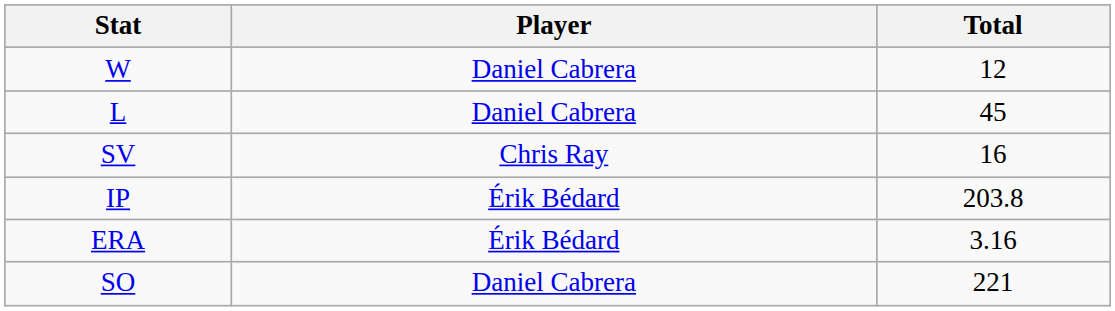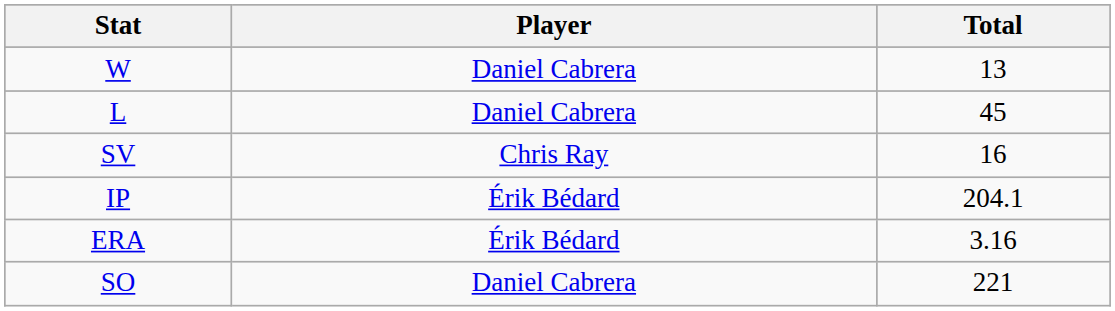(993, 68) 12 -> (993, 68) 13
(993, 197) 203.8 -> (993, 197) 204.1
